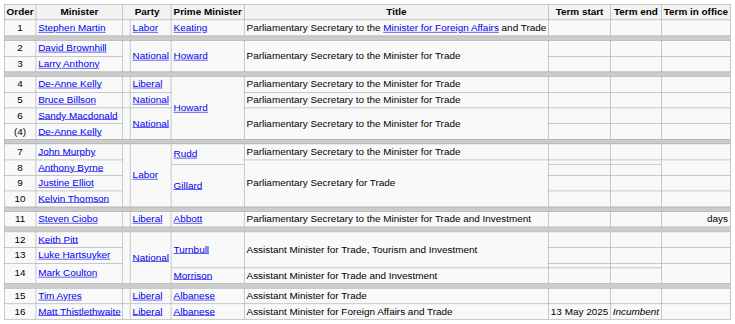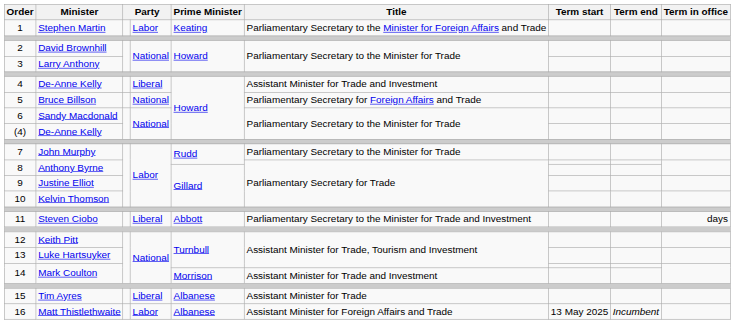(353, 84) Parliamentary Secretary to the Minister for Trade -> (342, 84) Assistant Minister for Trade and Investment
(353, 100) Parliamentary Secretary to the Minister for Trade -> (364, 100) Parliamentary Secretary for Foreign Affairs and Trade
(148, 311) Liberal -> (145, 311) Labor
